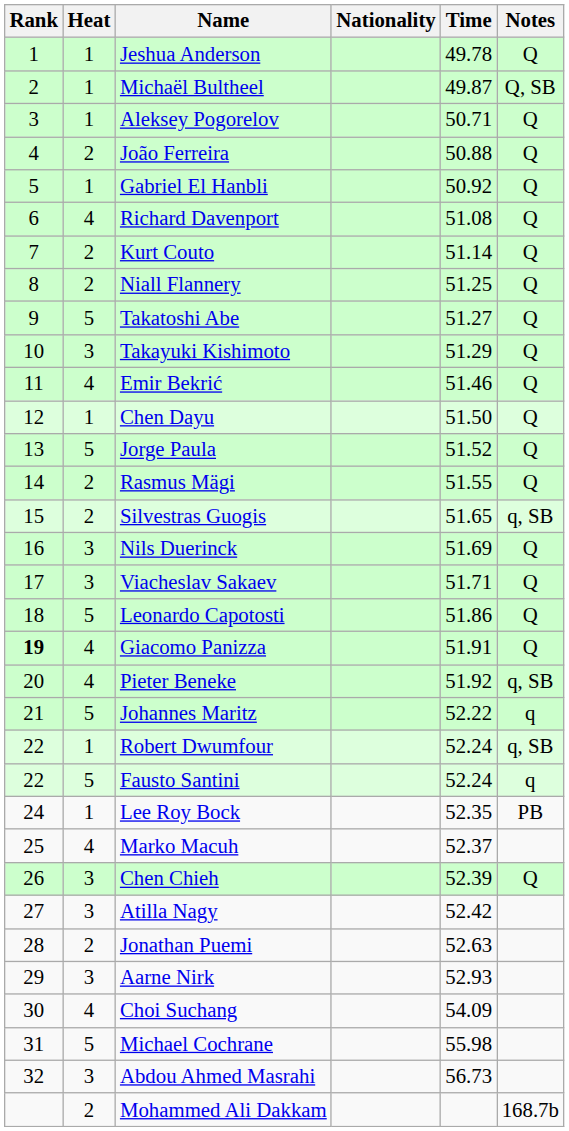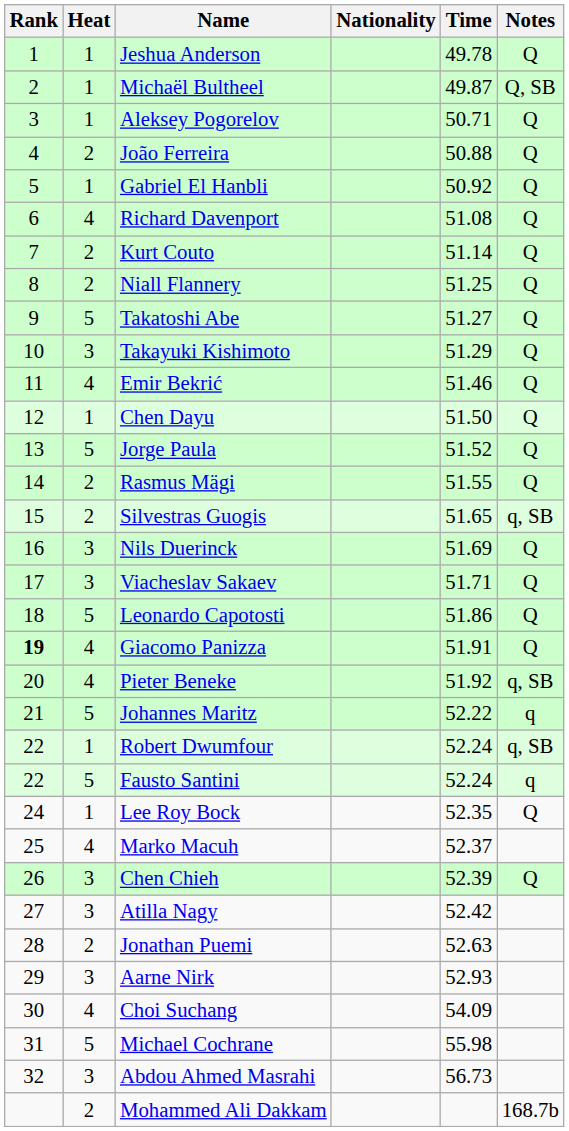(530, 812) PB -> (530, 812) Q
